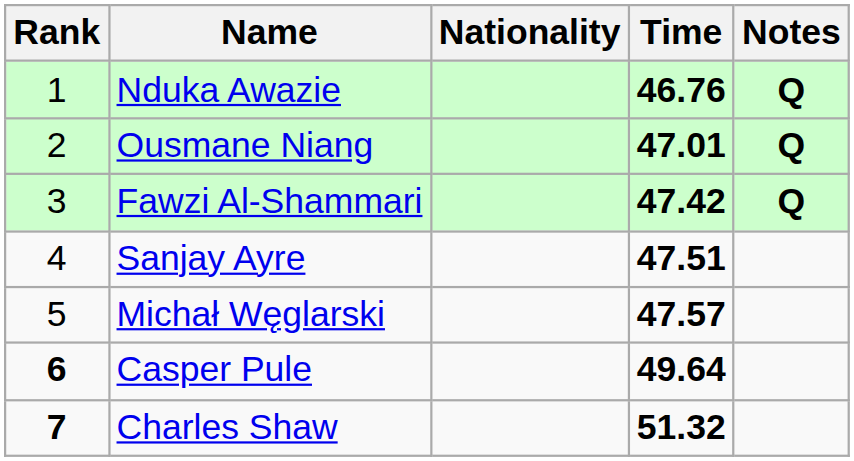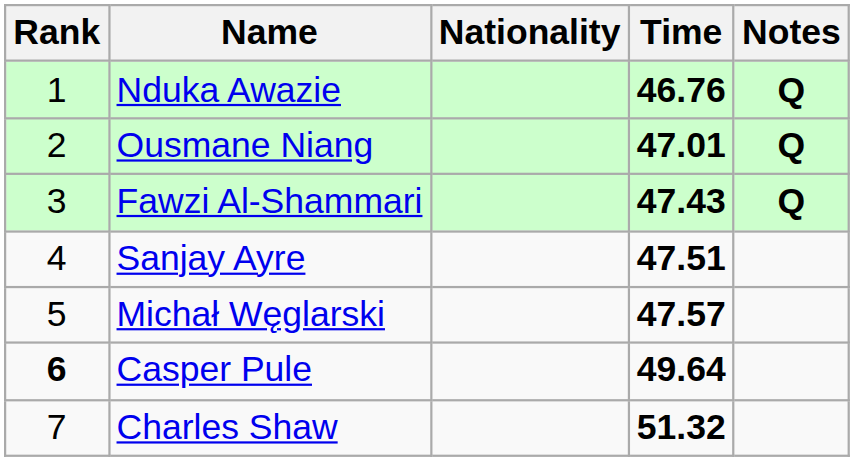(681, 201) 47.42 -> (681, 201) 47.43
(57, 426) bold -> (57, 426) normal
